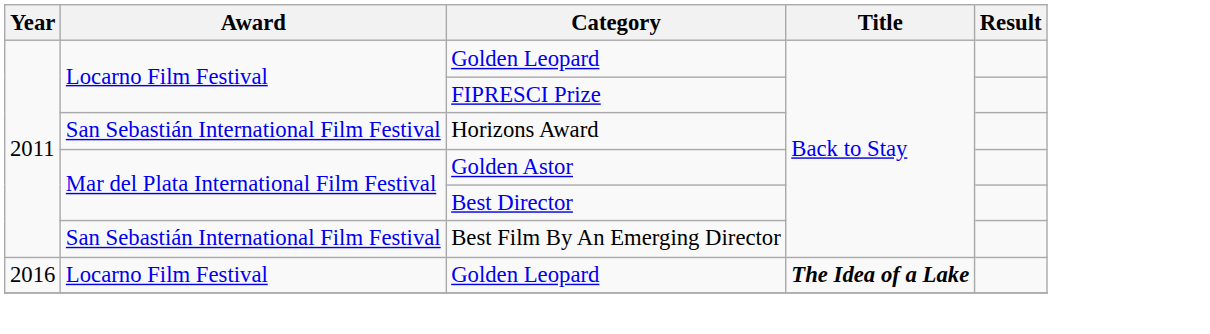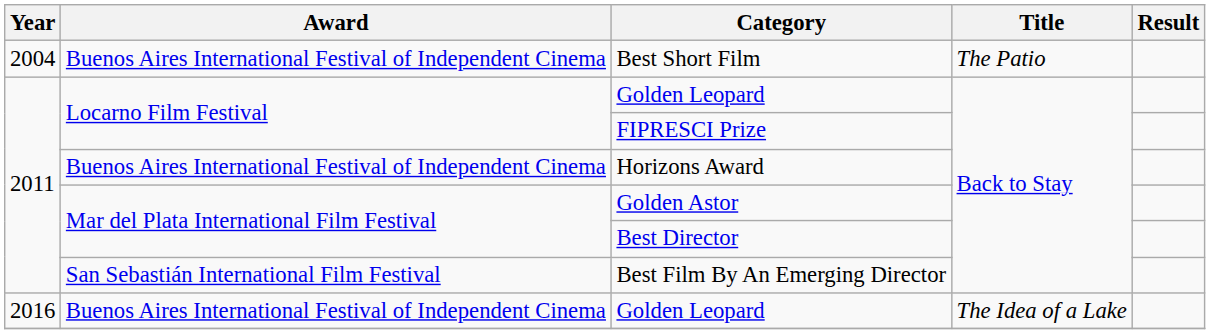+ row: (33, 58)
(253, 130) San Sebastián International Film Festival -> (336, 166) Buenos Aires International Festival of Independent Cinema
(167, 274) Locarno Film Festival -> (336, 310) Buenos Aires International Festival of Independent Cinema
(880, 274) bold -> (1042, 310) normal
